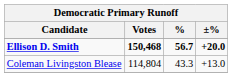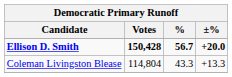(144, 47) 150,468 -> (144, 47) 150,428
(213, 64) +13.0 -> (213, 64) +13.3
